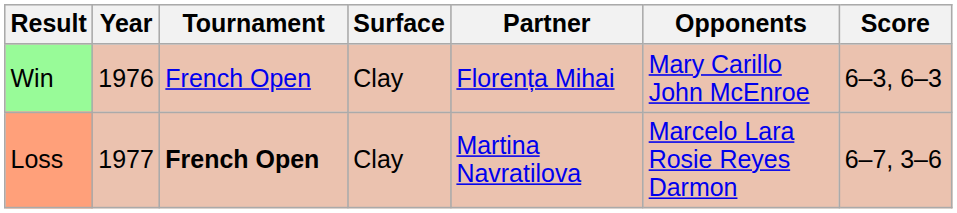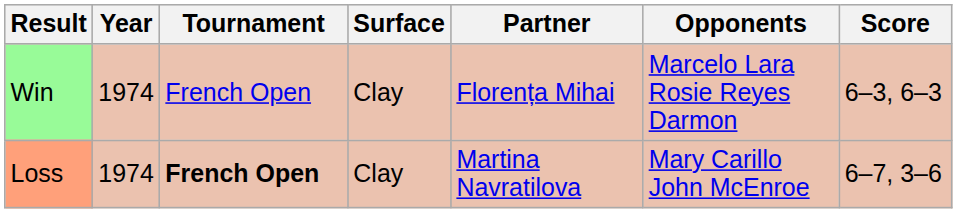(126, 77) 1976 -> (126, 91) 1974
(729, 77) Mary Carillo John McEnroe -> (722, 91) Marcelo Lara Rosie Reyes Darmon
(126, 159) 1977 -> (126, 173) 1974
(722, 159) Marcelo Lara Rosie Reyes Darmon -> (729, 173) Mary Carillo John McEnroe
